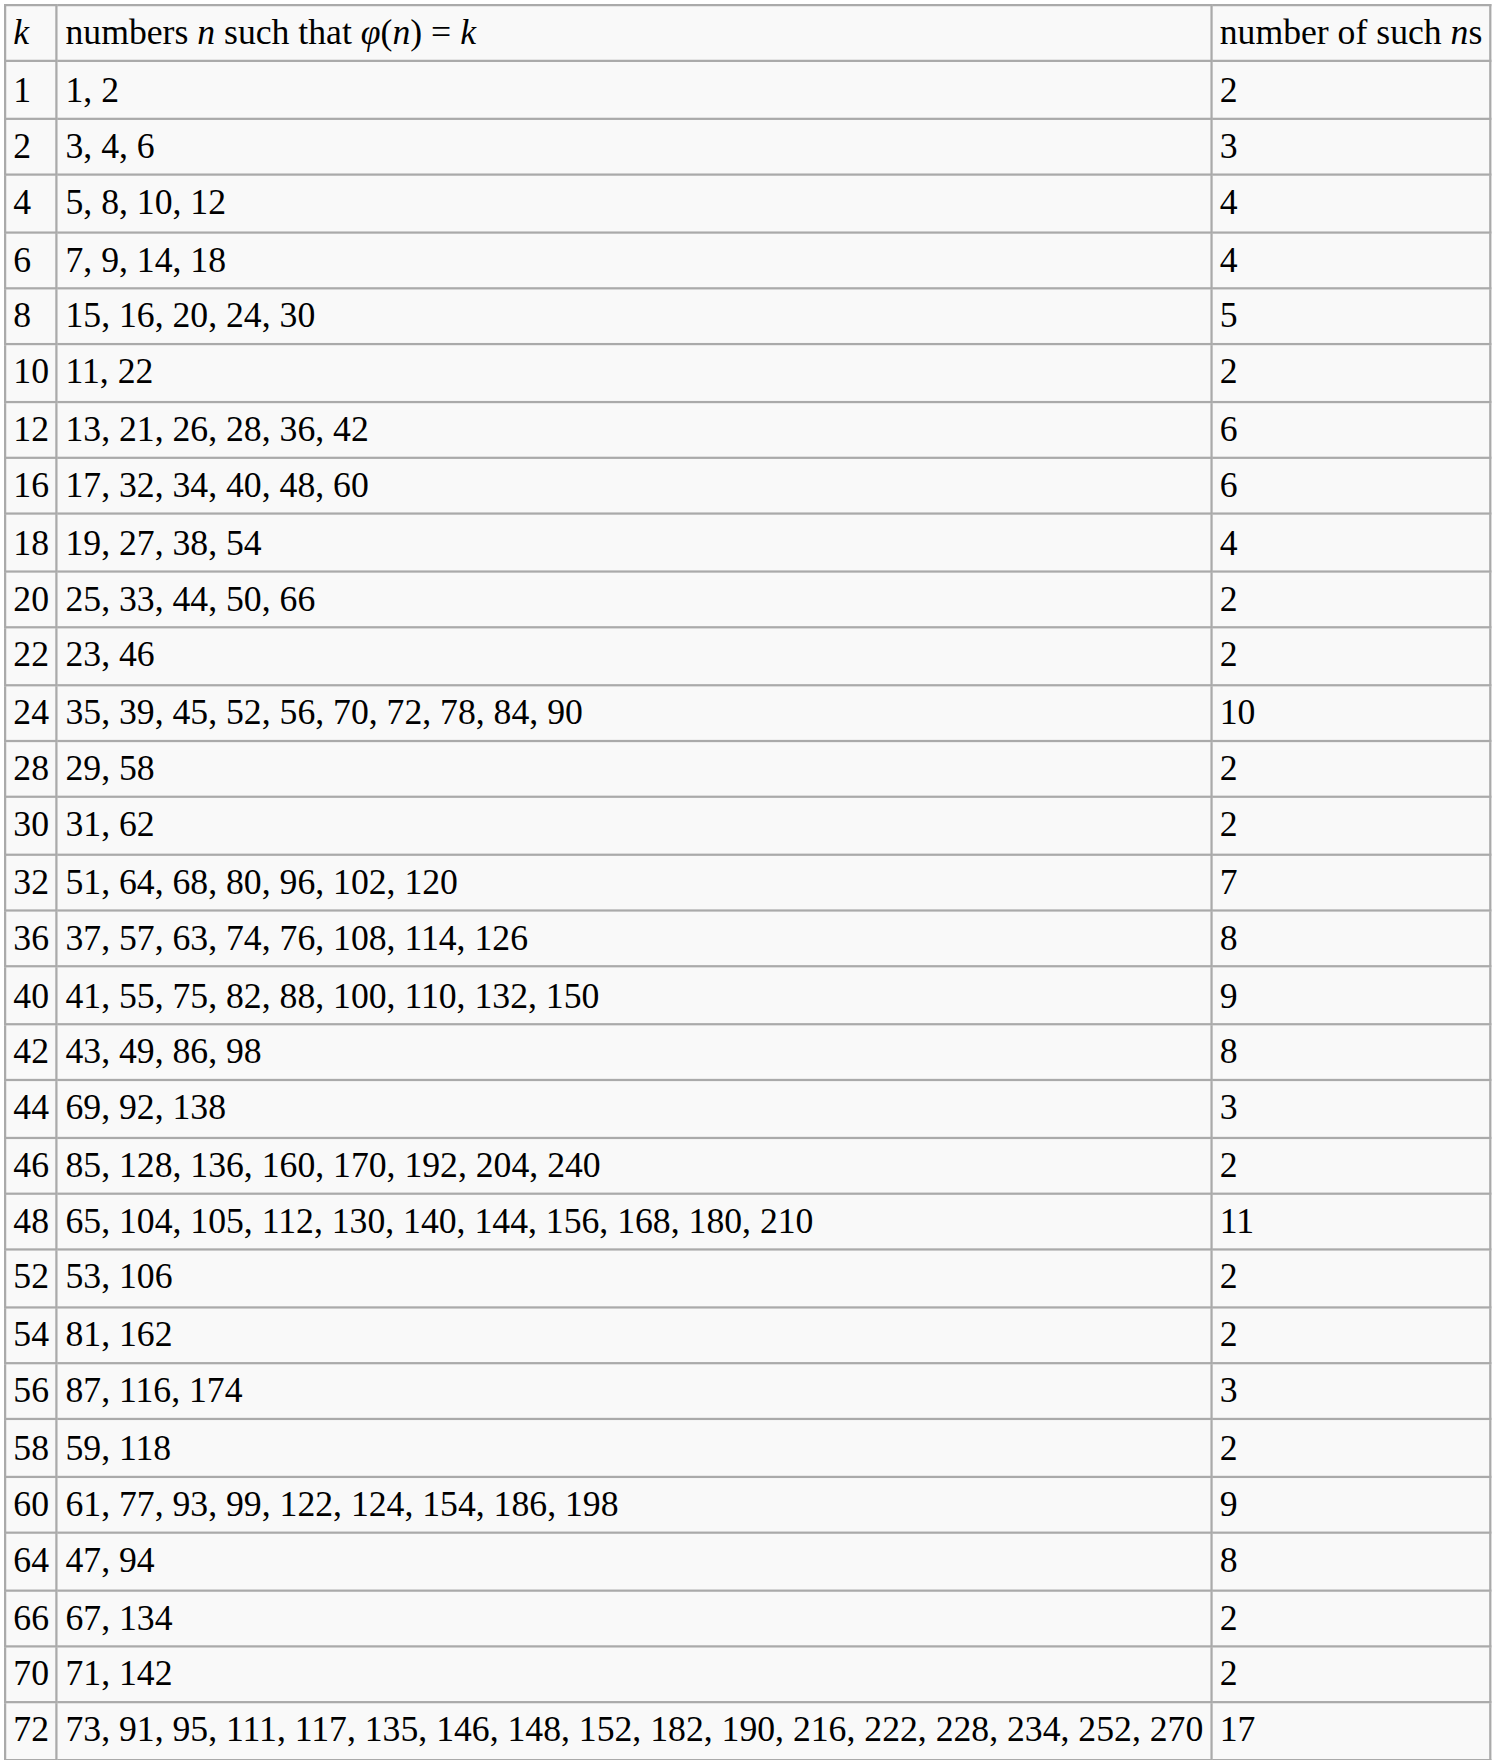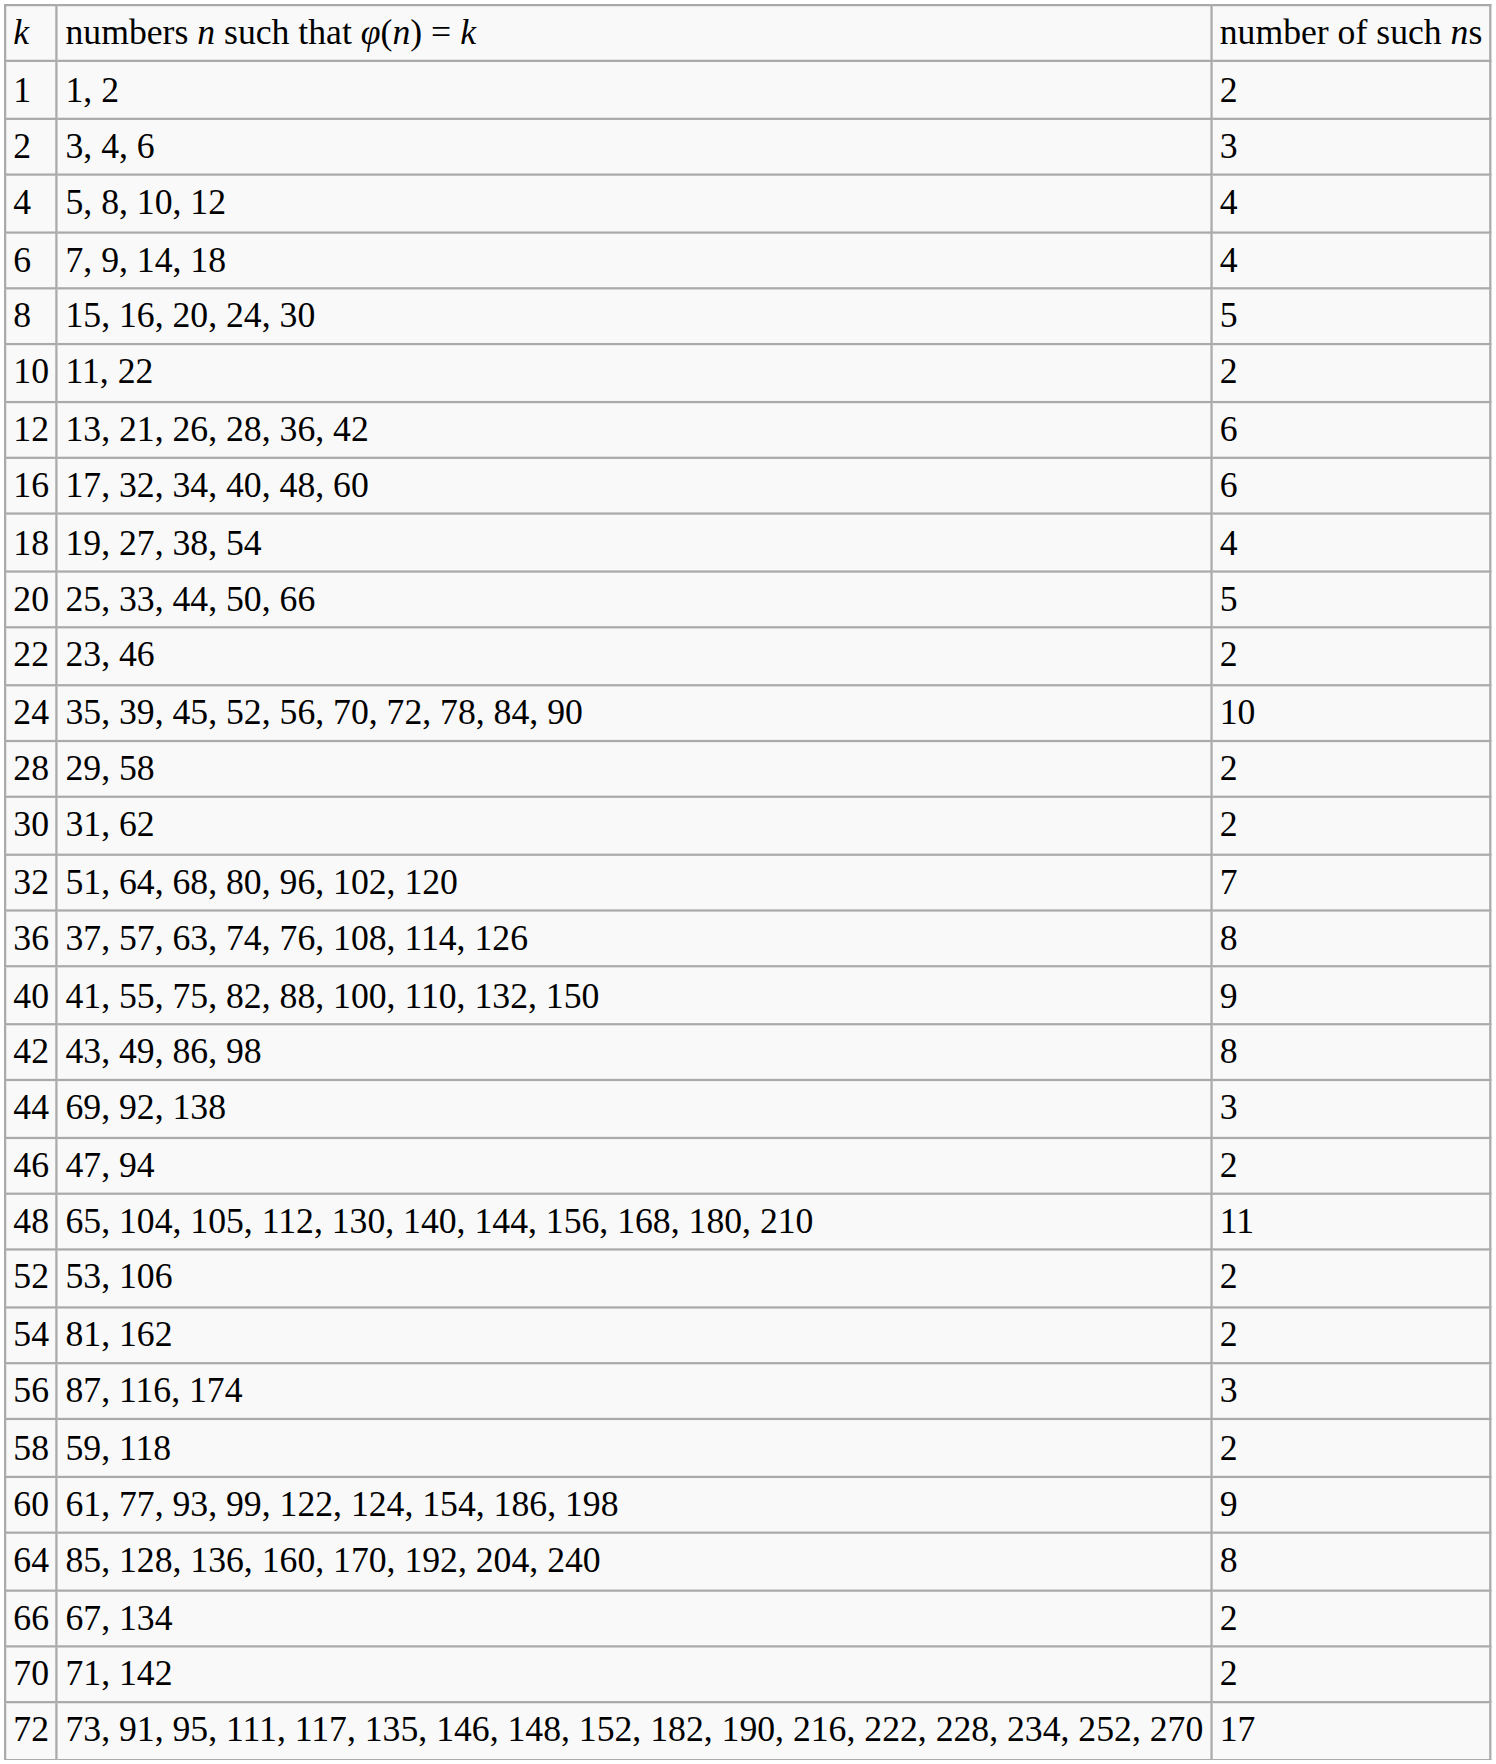(1229, 598) 2 -> (1229, 598) 5
(333, 1164) 85, 128, 136, 160, 170, 192, 204, 240 -> (110, 1164) 47, 94
(110, 1560) 47, 94 -> (333, 1560) 85, 128, 136, 160, 170, 192, 204, 240
